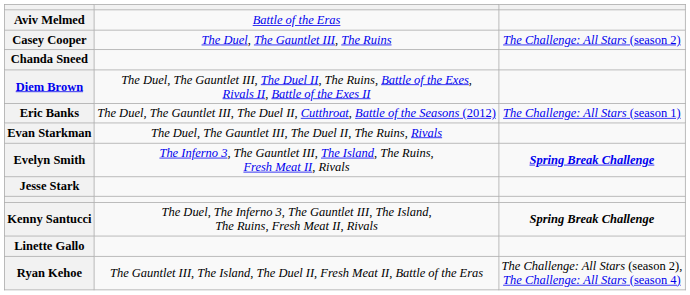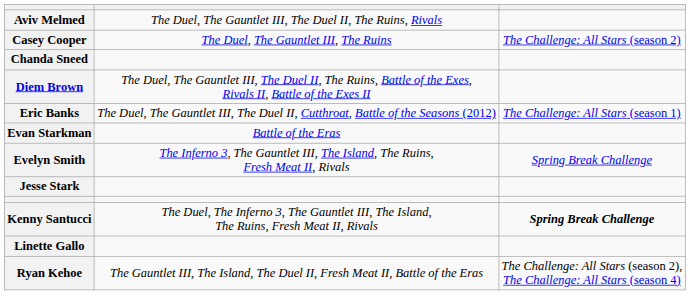(297, 20) Battle of the Eras -> (297, 20) The Duel, The Gauntlet III, The Duel II, The Ruins, Rivals
(297, 133) The Duel, The Gauntlet III, The Duel II, The Ruins, Rivals -> (297, 133) Battle of the Eras
(592, 159) bold -> (592, 159) normal
